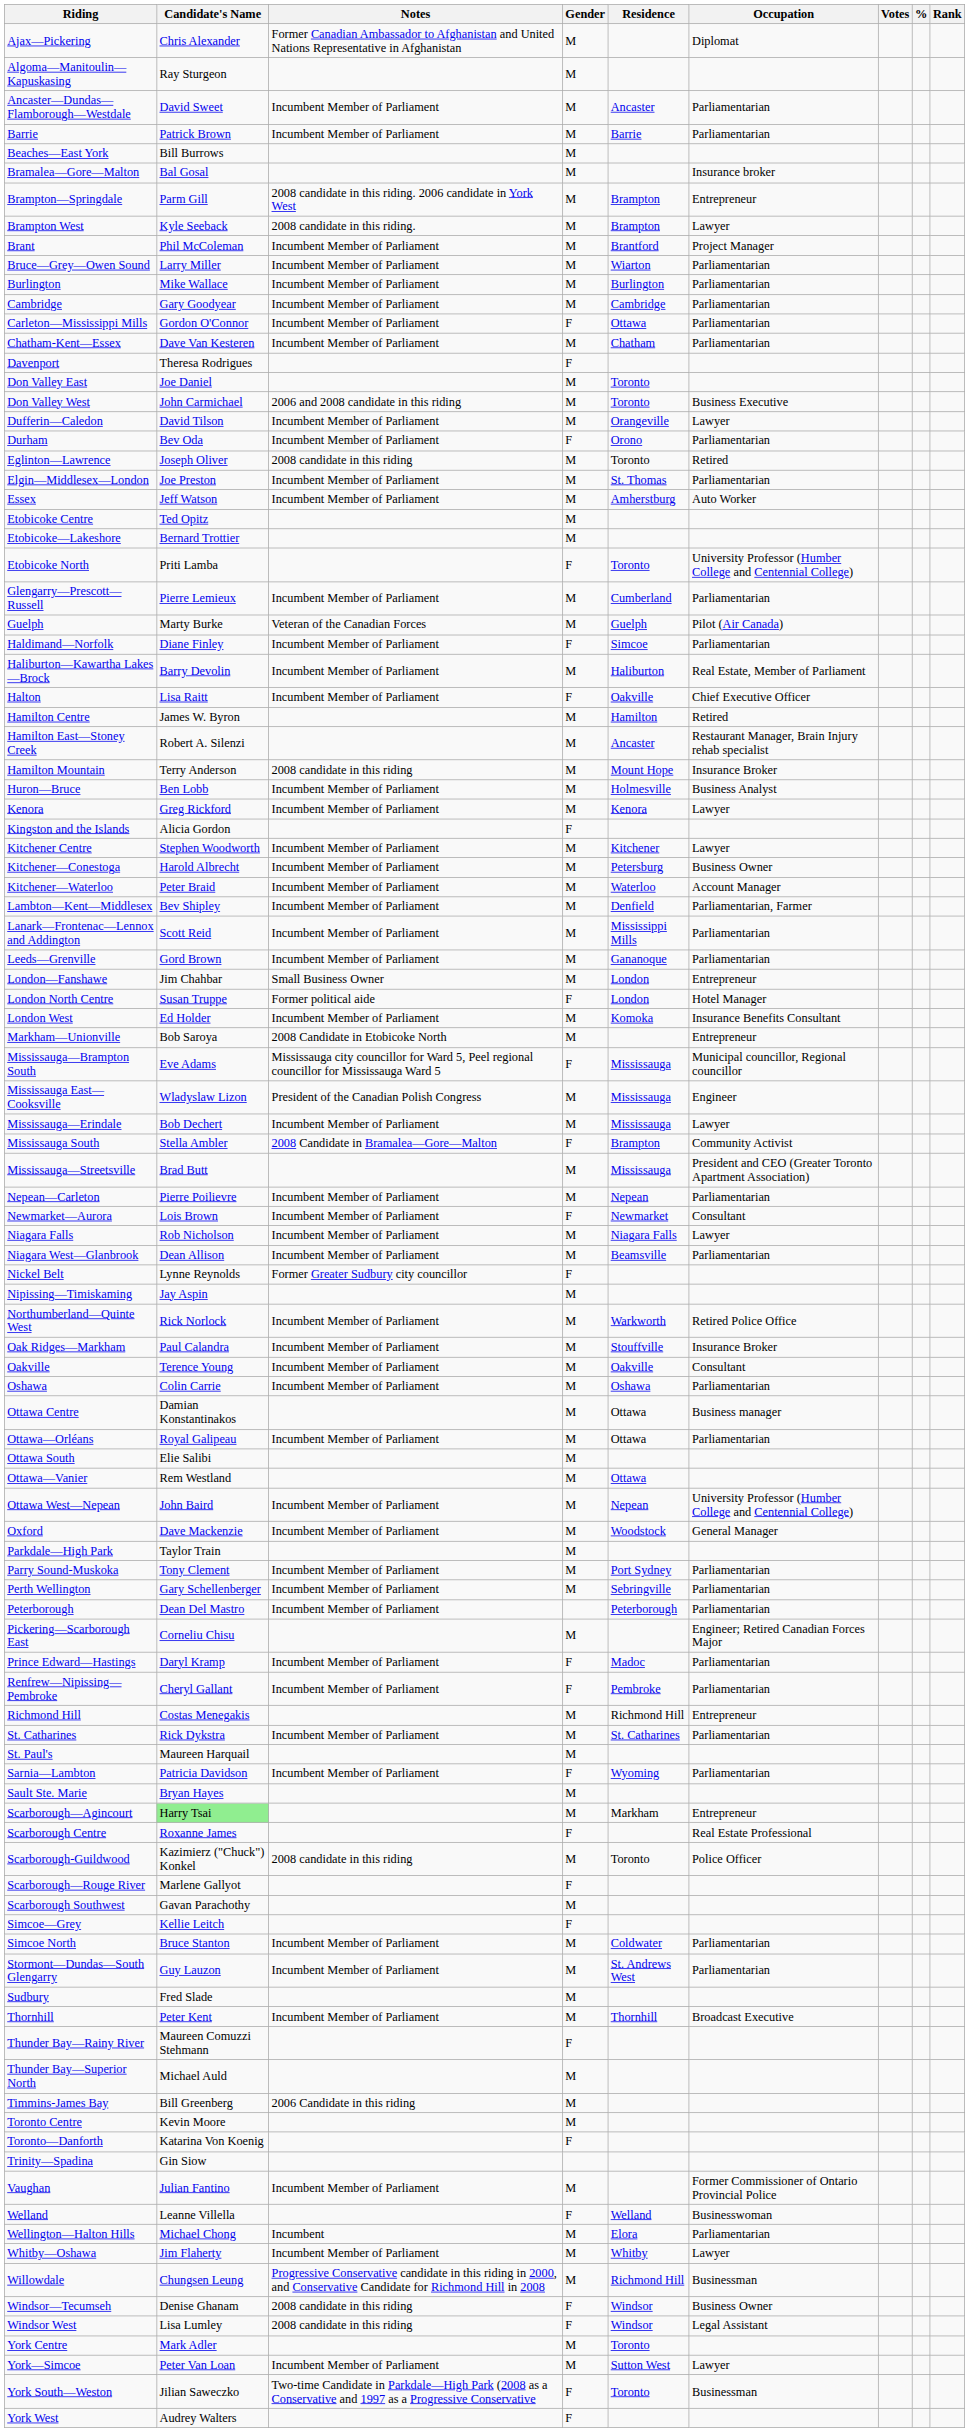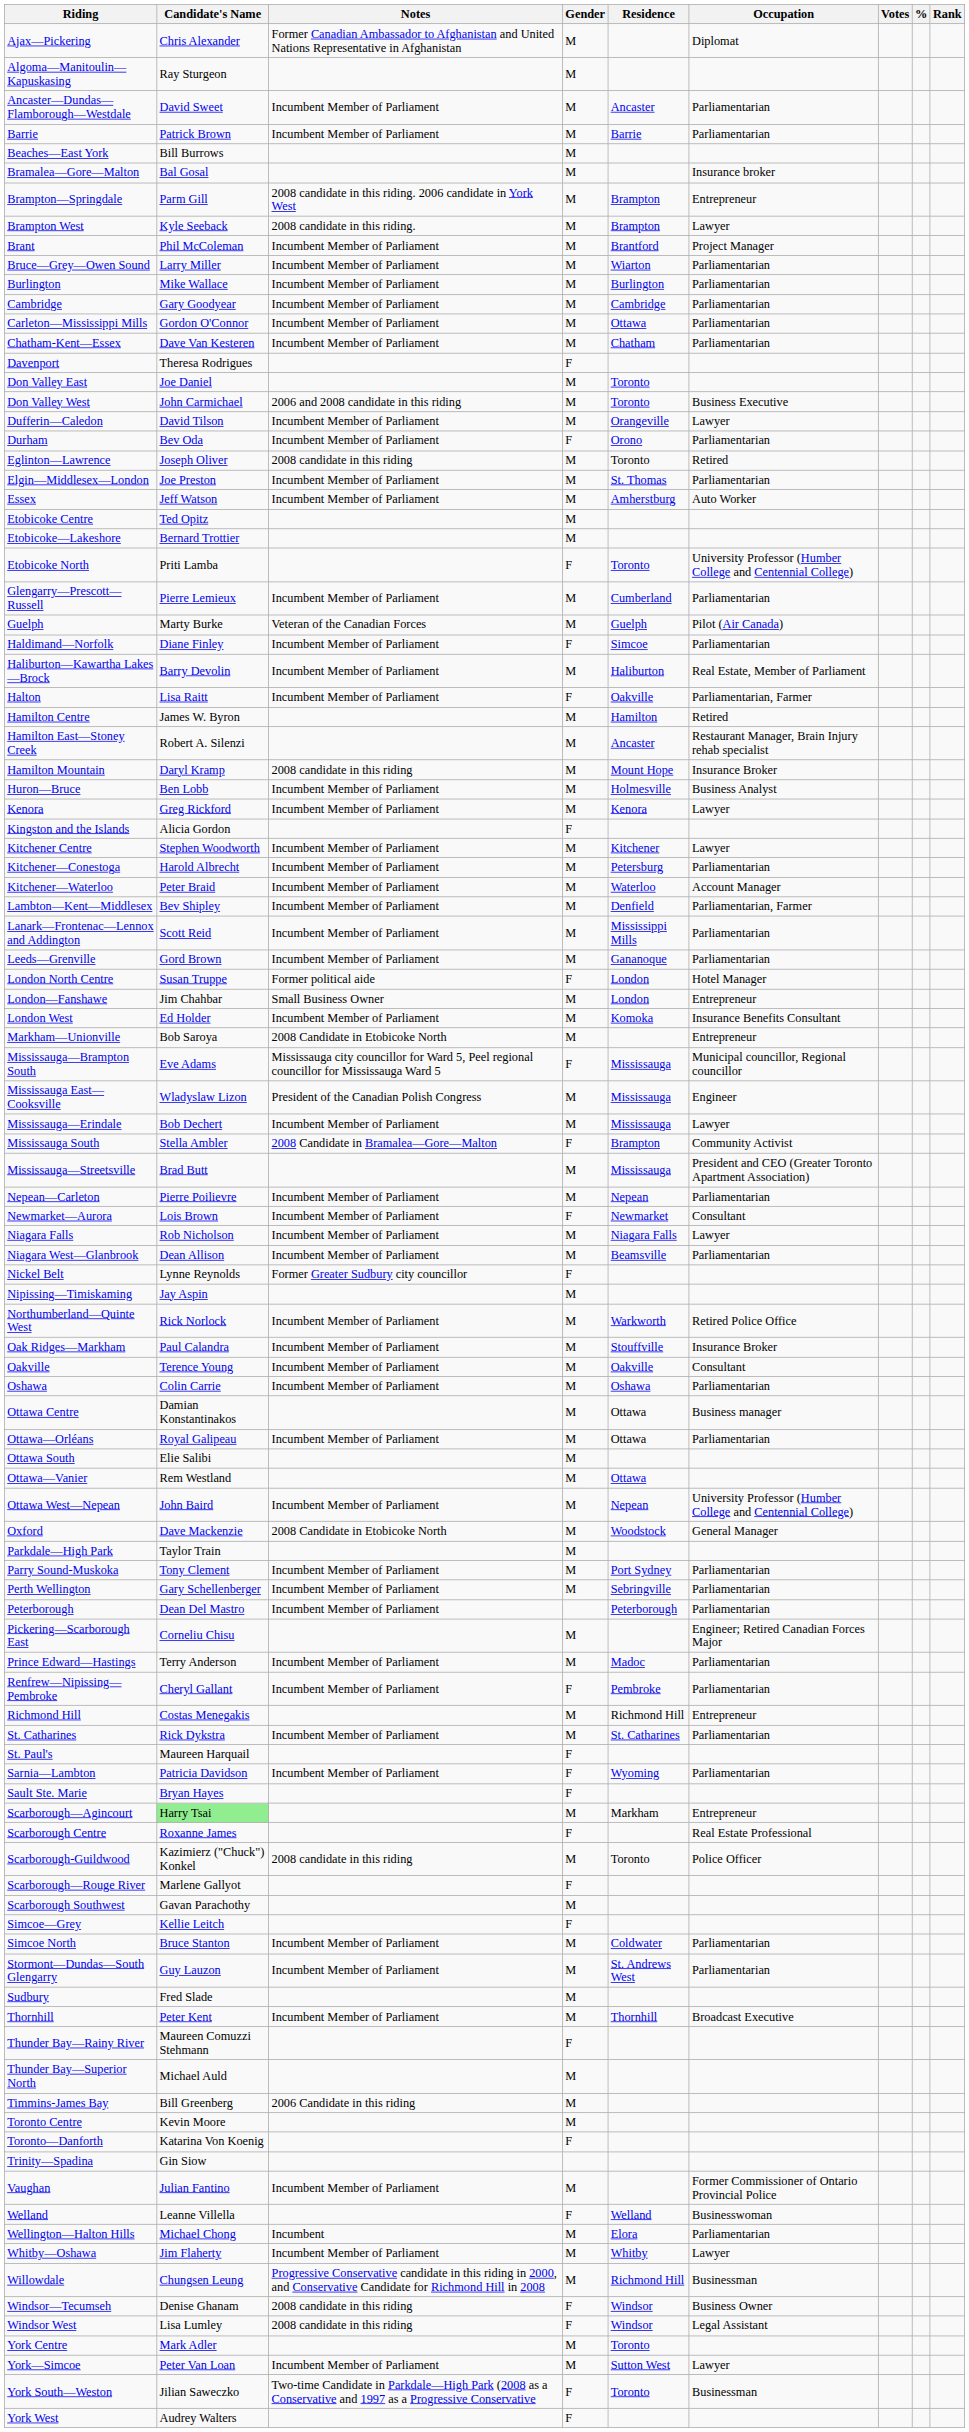(569, 323) F -> (571, 323) M
(751, 697) Chief Executive Officer -> (752, 697) Parliamentarian, Farmer
(198, 769) Terry Anderson -> (192, 769) Daryl Kramp
(732, 867) Business Owner -> (731, 867) Parliamentarian
rows swapped: (57, 979) <-> (60, 998)
(355, 1531) Incumbent Member of Parliament -> (359, 1531) 2008 Candidate in Etobicoke North
(192, 1662) Daryl Kramp -> (198, 1662) Terry Anderson
(569, 1662) F -> (571, 1662) M
(571, 1754) M -> (569, 1754) F
(571, 1793) M -> (569, 1793) F
